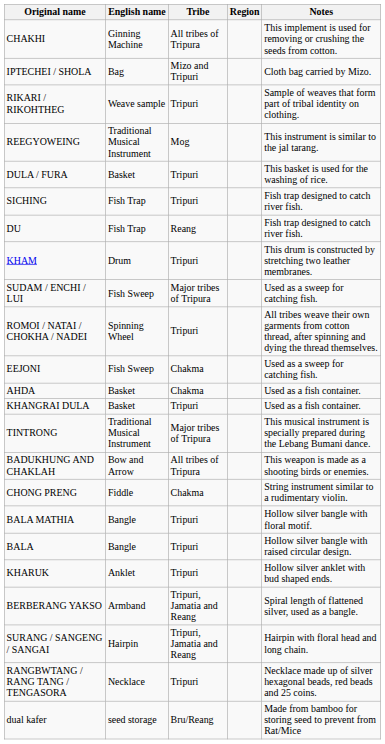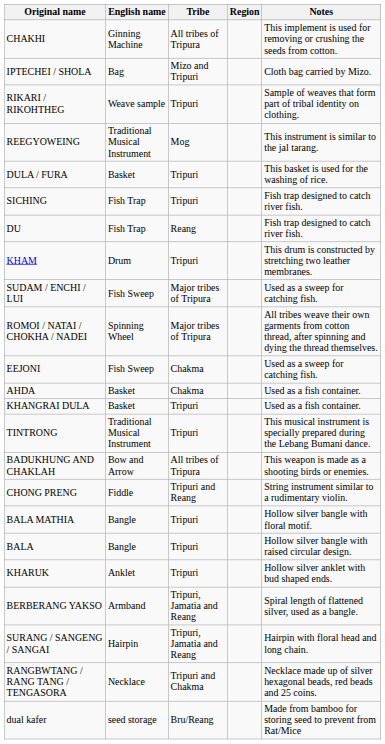(184, 331) Tripuri -> (195, 331) Major tribes of Tripura
(195, 433) Major tribes of Tripura -> (184, 433) Tripuri
(187, 492) Chakma -> (193, 492) Tripuri and Reang
(184, 682) Tripuri -> (193, 682) Tripuri and Chakma
